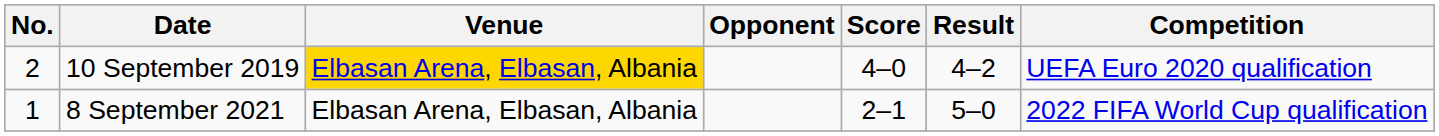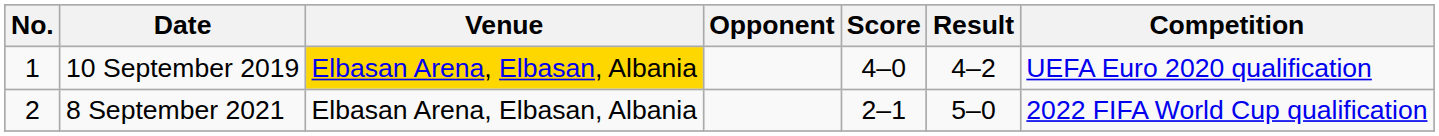(32, 67) 2 -> (32, 67) 1
(32, 109) 1 -> (32, 109) 2
